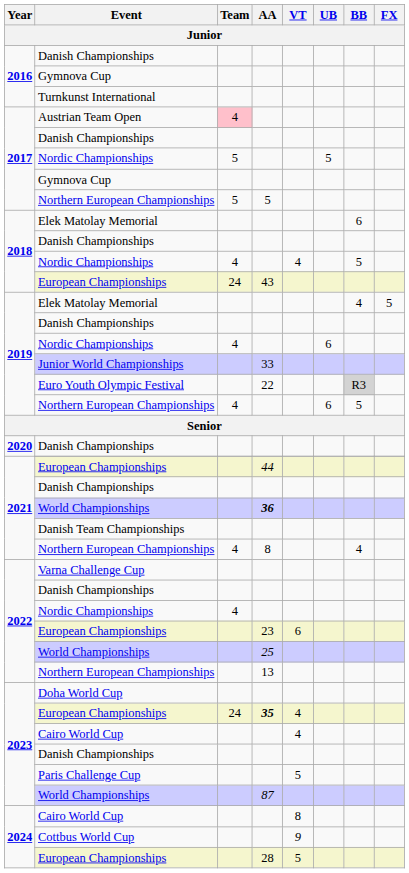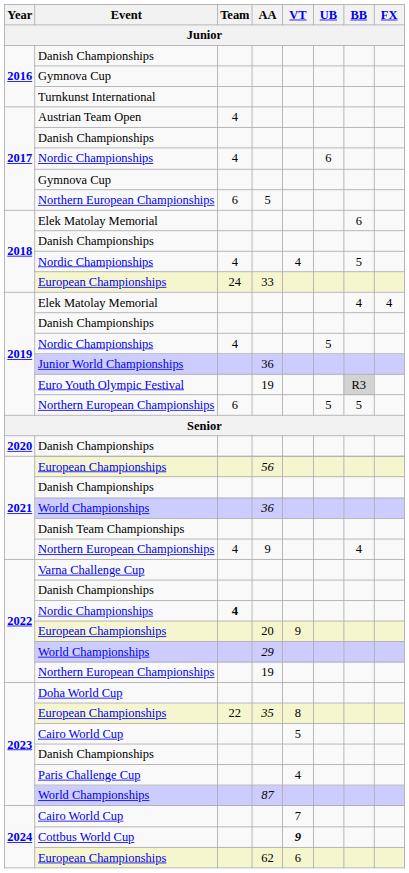(235, 117) pink background -> (235, 117) no background
(235, 158) 5 -> (235, 158) 4
(328, 158) 5 -> (328, 158) 6
(235, 199) 5 -> (235, 199) 6
(268, 282) 43 -> (268, 282) 33
(389, 302) 5 -> (389, 302) 4
(328, 343) 6 -> (328, 343) 5
(268, 364) 33 -> (268, 364) 36
(268, 384) 22 -> (268, 384) 19
(235, 405) 4 -> (235, 405) 6
(328, 405) 6 -> (328, 405) 5
(268, 467) 44 -> (268, 467) 56
(268, 508) bold -> (268, 508) normal
(268, 549) 8 -> (268, 549) 9
(235, 610) normal -> (235, 610) bold
(268, 631) 23 -> (268, 631) 20
(298, 631) 6 -> (298, 631) 9
(268, 652) 25 -> (268, 652) 29
(268, 672) 13 -> (268, 672) 19
(235, 713) 24 -> (235, 713) 22
(268, 713) bold -> (268, 713) normal
(298, 713) 4 -> (298, 713) 8
(298, 734) 4 -> (298, 734) 5
(298, 775) 5 -> (298, 775) 4
(298, 816) 8 -> (298, 816) 7
(298, 837) normal -> (298, 837) bold
(268, 857) 28 -> (268, 857) 62
(298, 857) 5 -> (298, 857) 6
